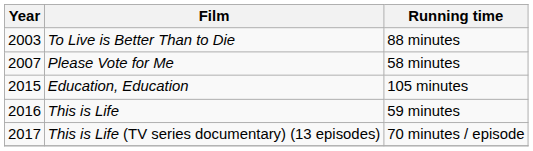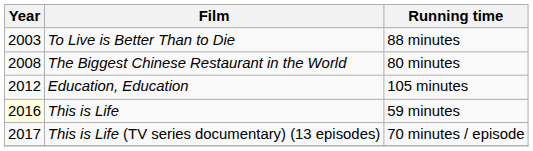- row: (111, 63)
+ row: (197, 63)
(24, 87) 2015 -> (24, 87) 2012
(24, 110) no background -> (24, 110) lightyellow background
